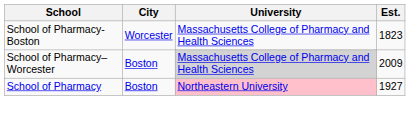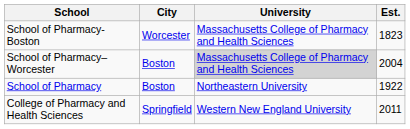(391, 64) 2009 -> (391, 64) 2004
(233, 86) pink background -> (252, 86) no background
(391, 86) 1927 -> (391, 86) 1922
+ row: (66, 109)
